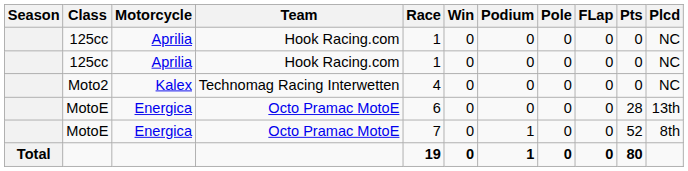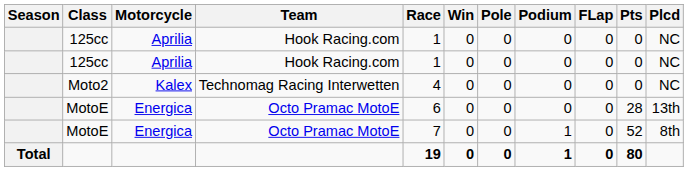columns swapped: (508, 16) <-> (556, 16)
